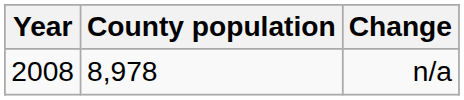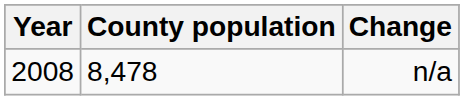(122, 71) 8,978 -> (122, 71) 8,478
